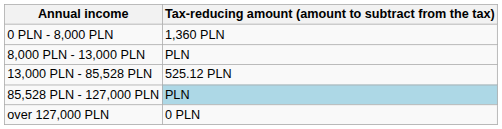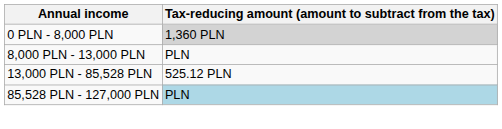(195, 34) no background -> (195, 34) lightgrey background
- row: (58, 114)
